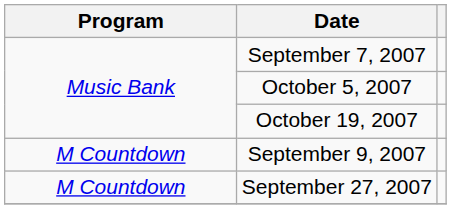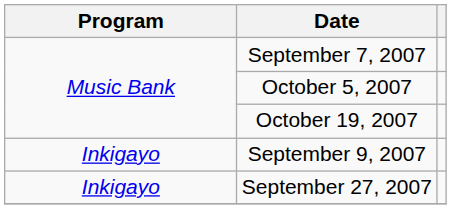(121, 154) M Countdown -> (121, 154) Inkigayo
(121, 187) M Countdown -> (121, 187) Inkigayo
